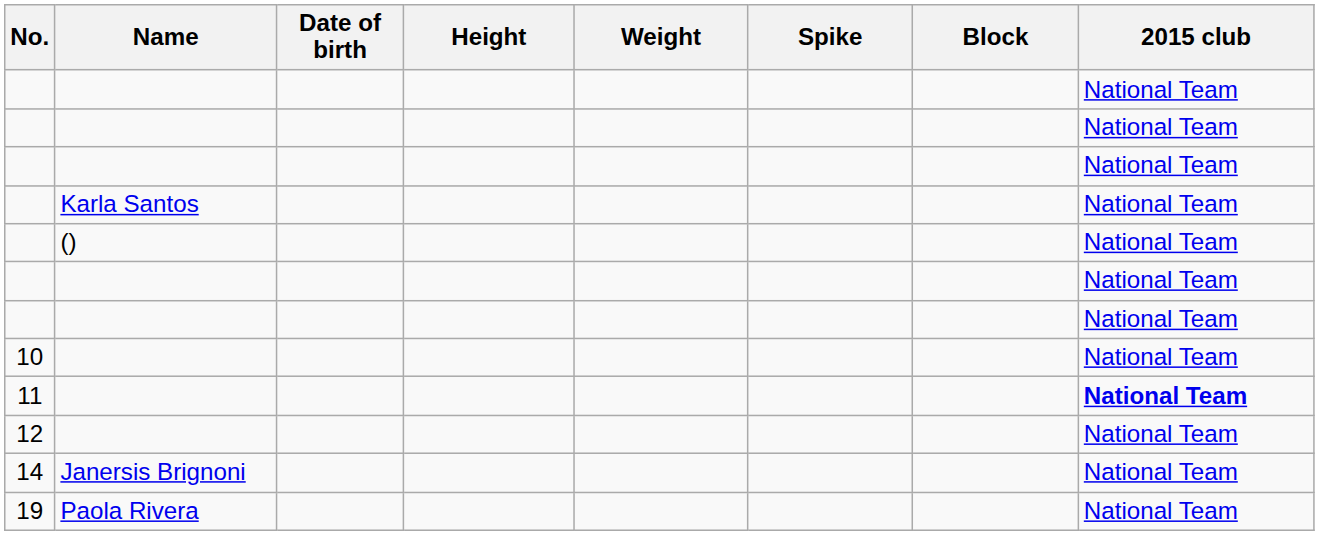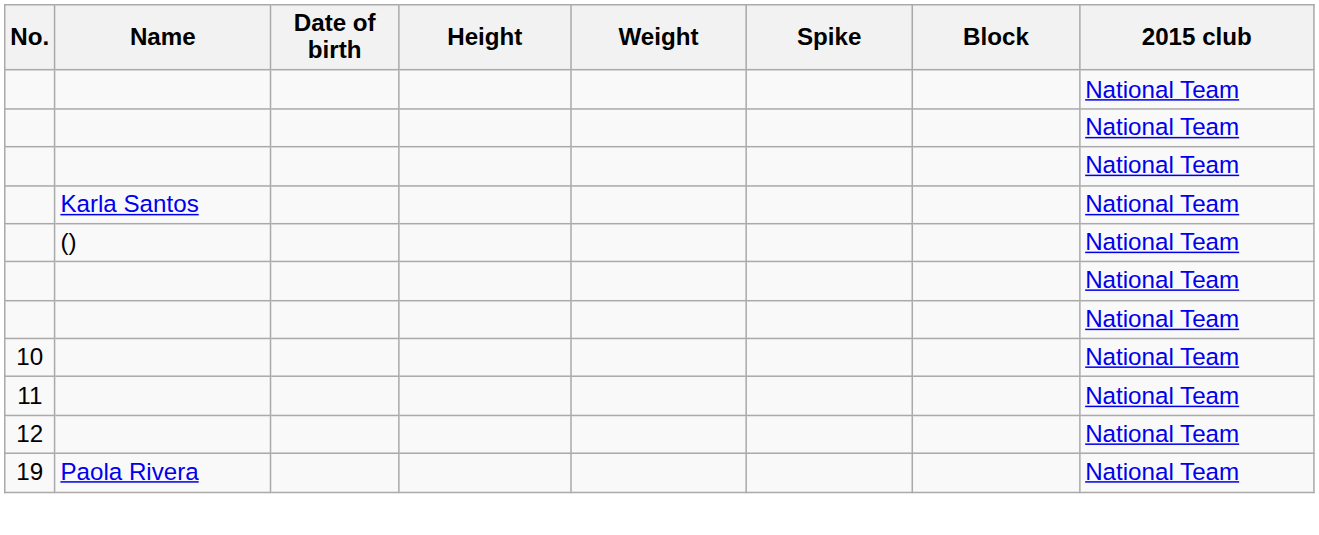(1165, 395) bold -> (1162, 395) normal
- row: (30, 472)
